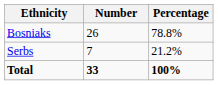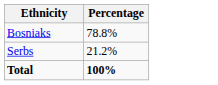- column: (116, 13)
